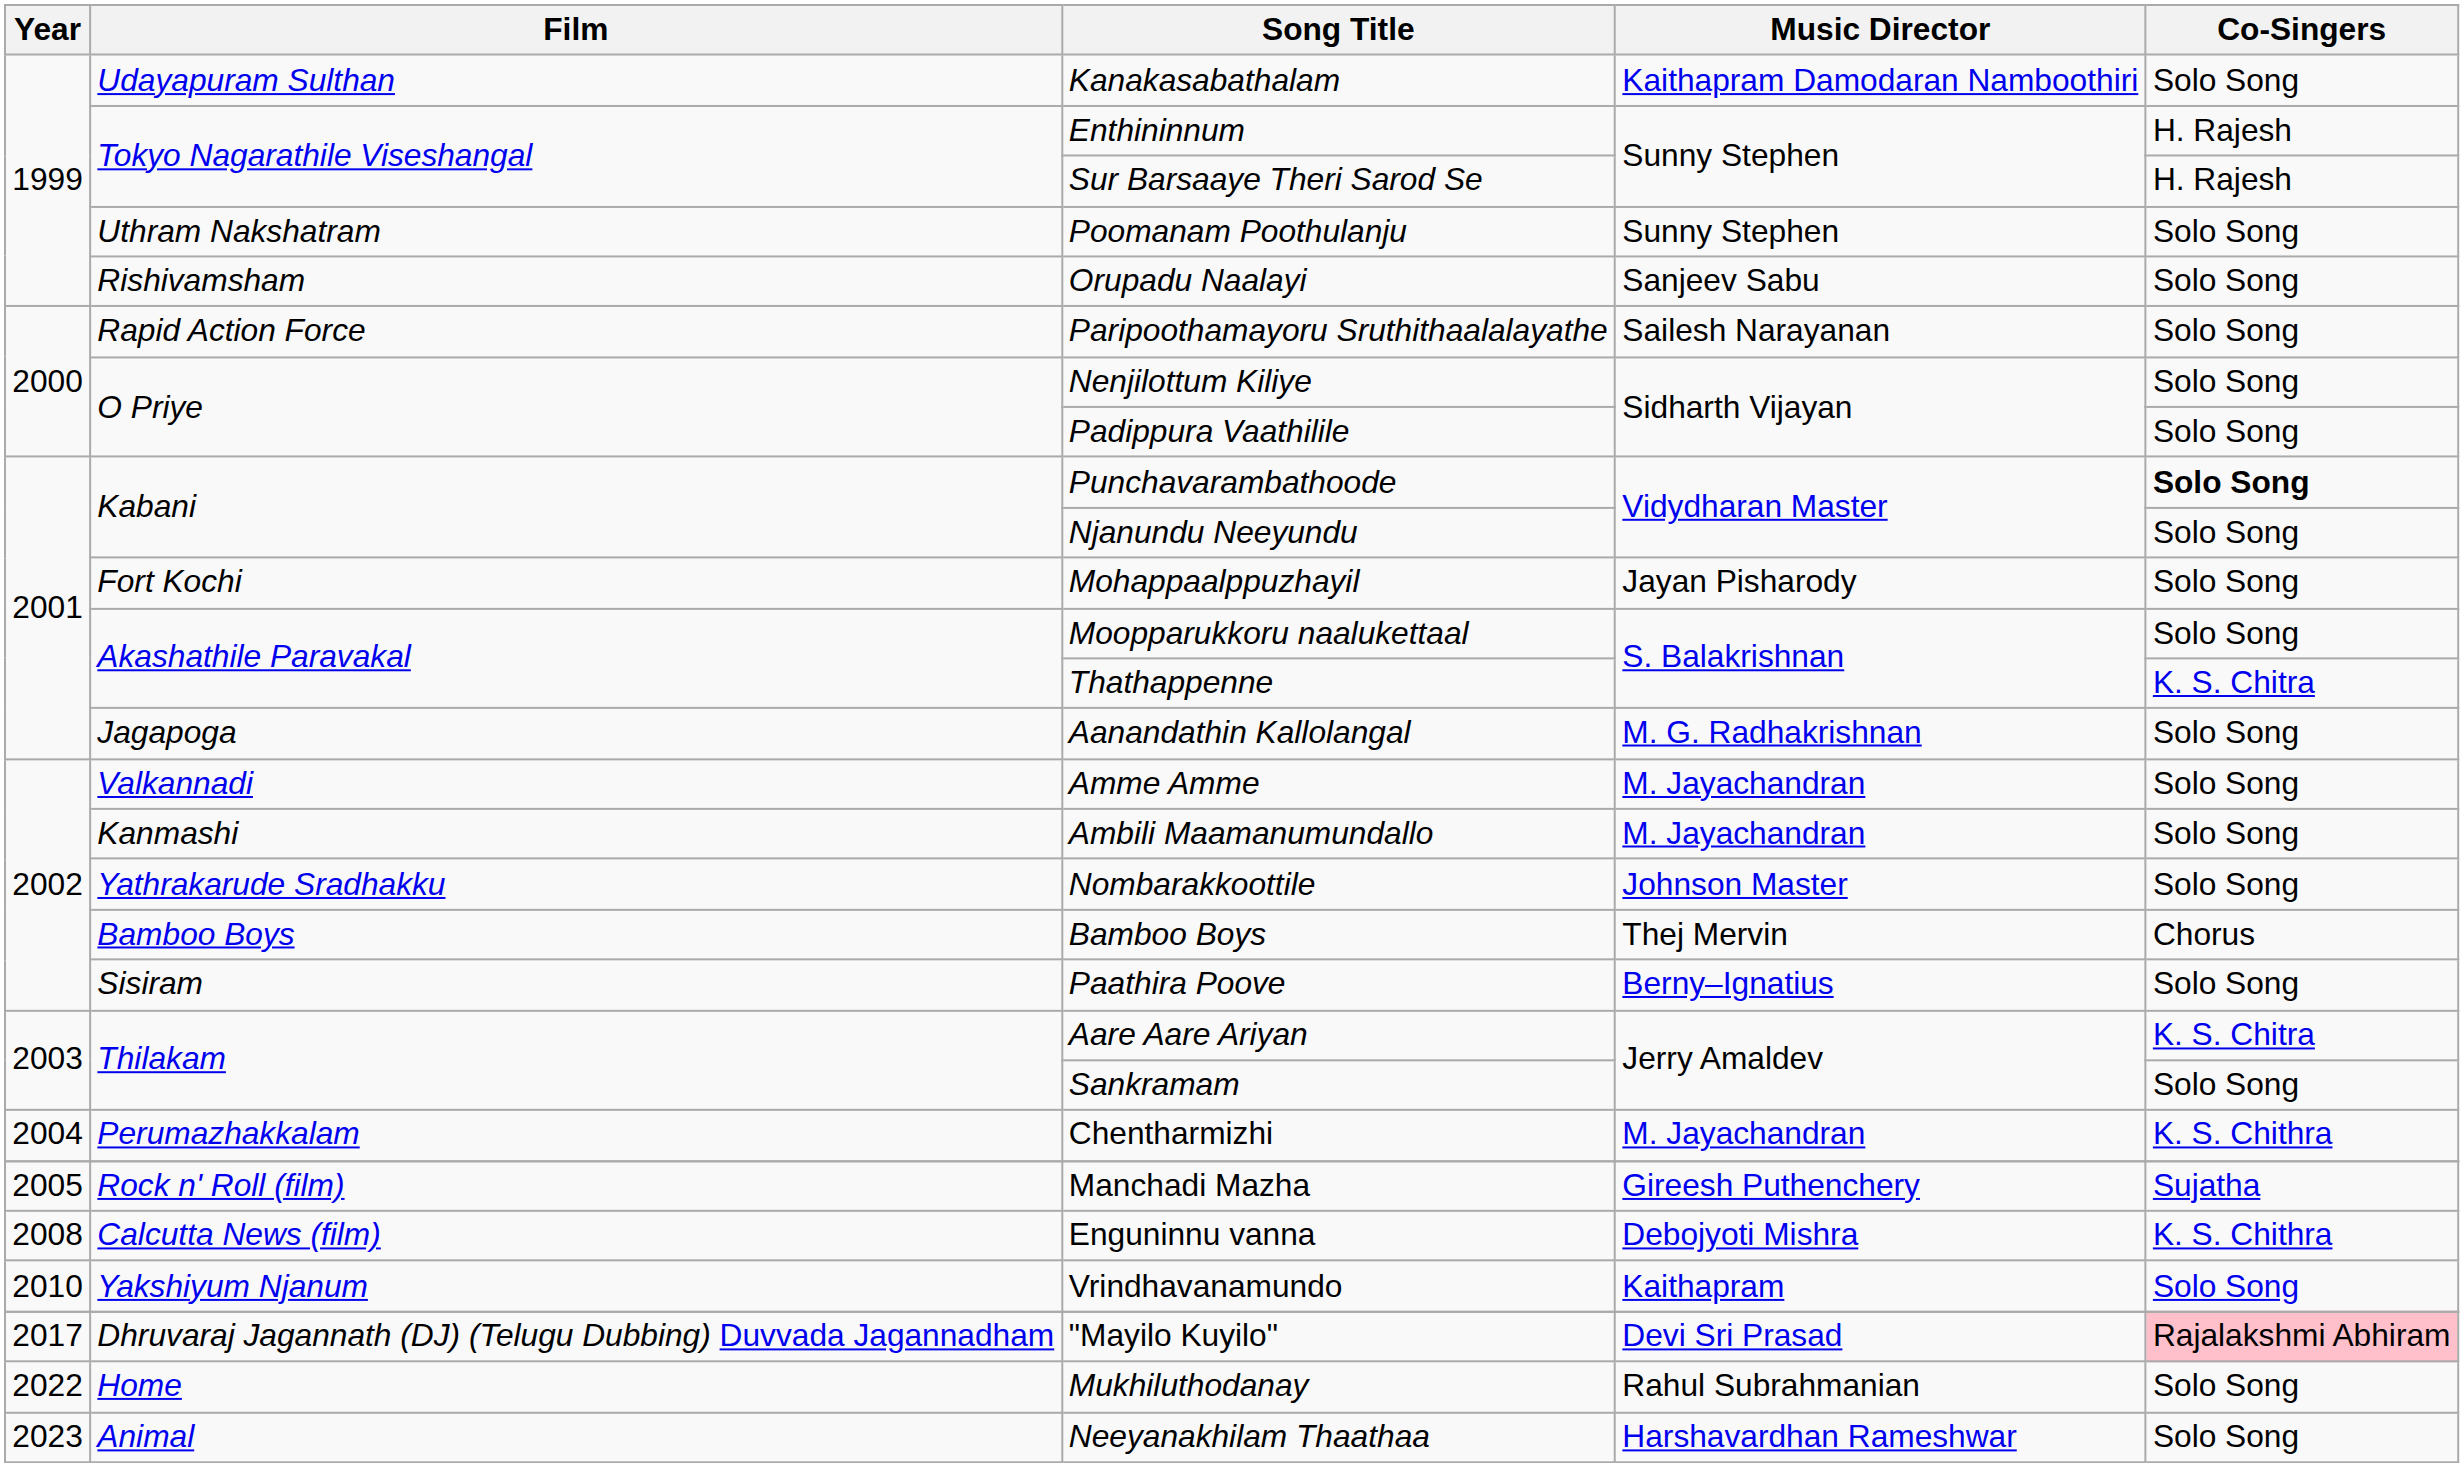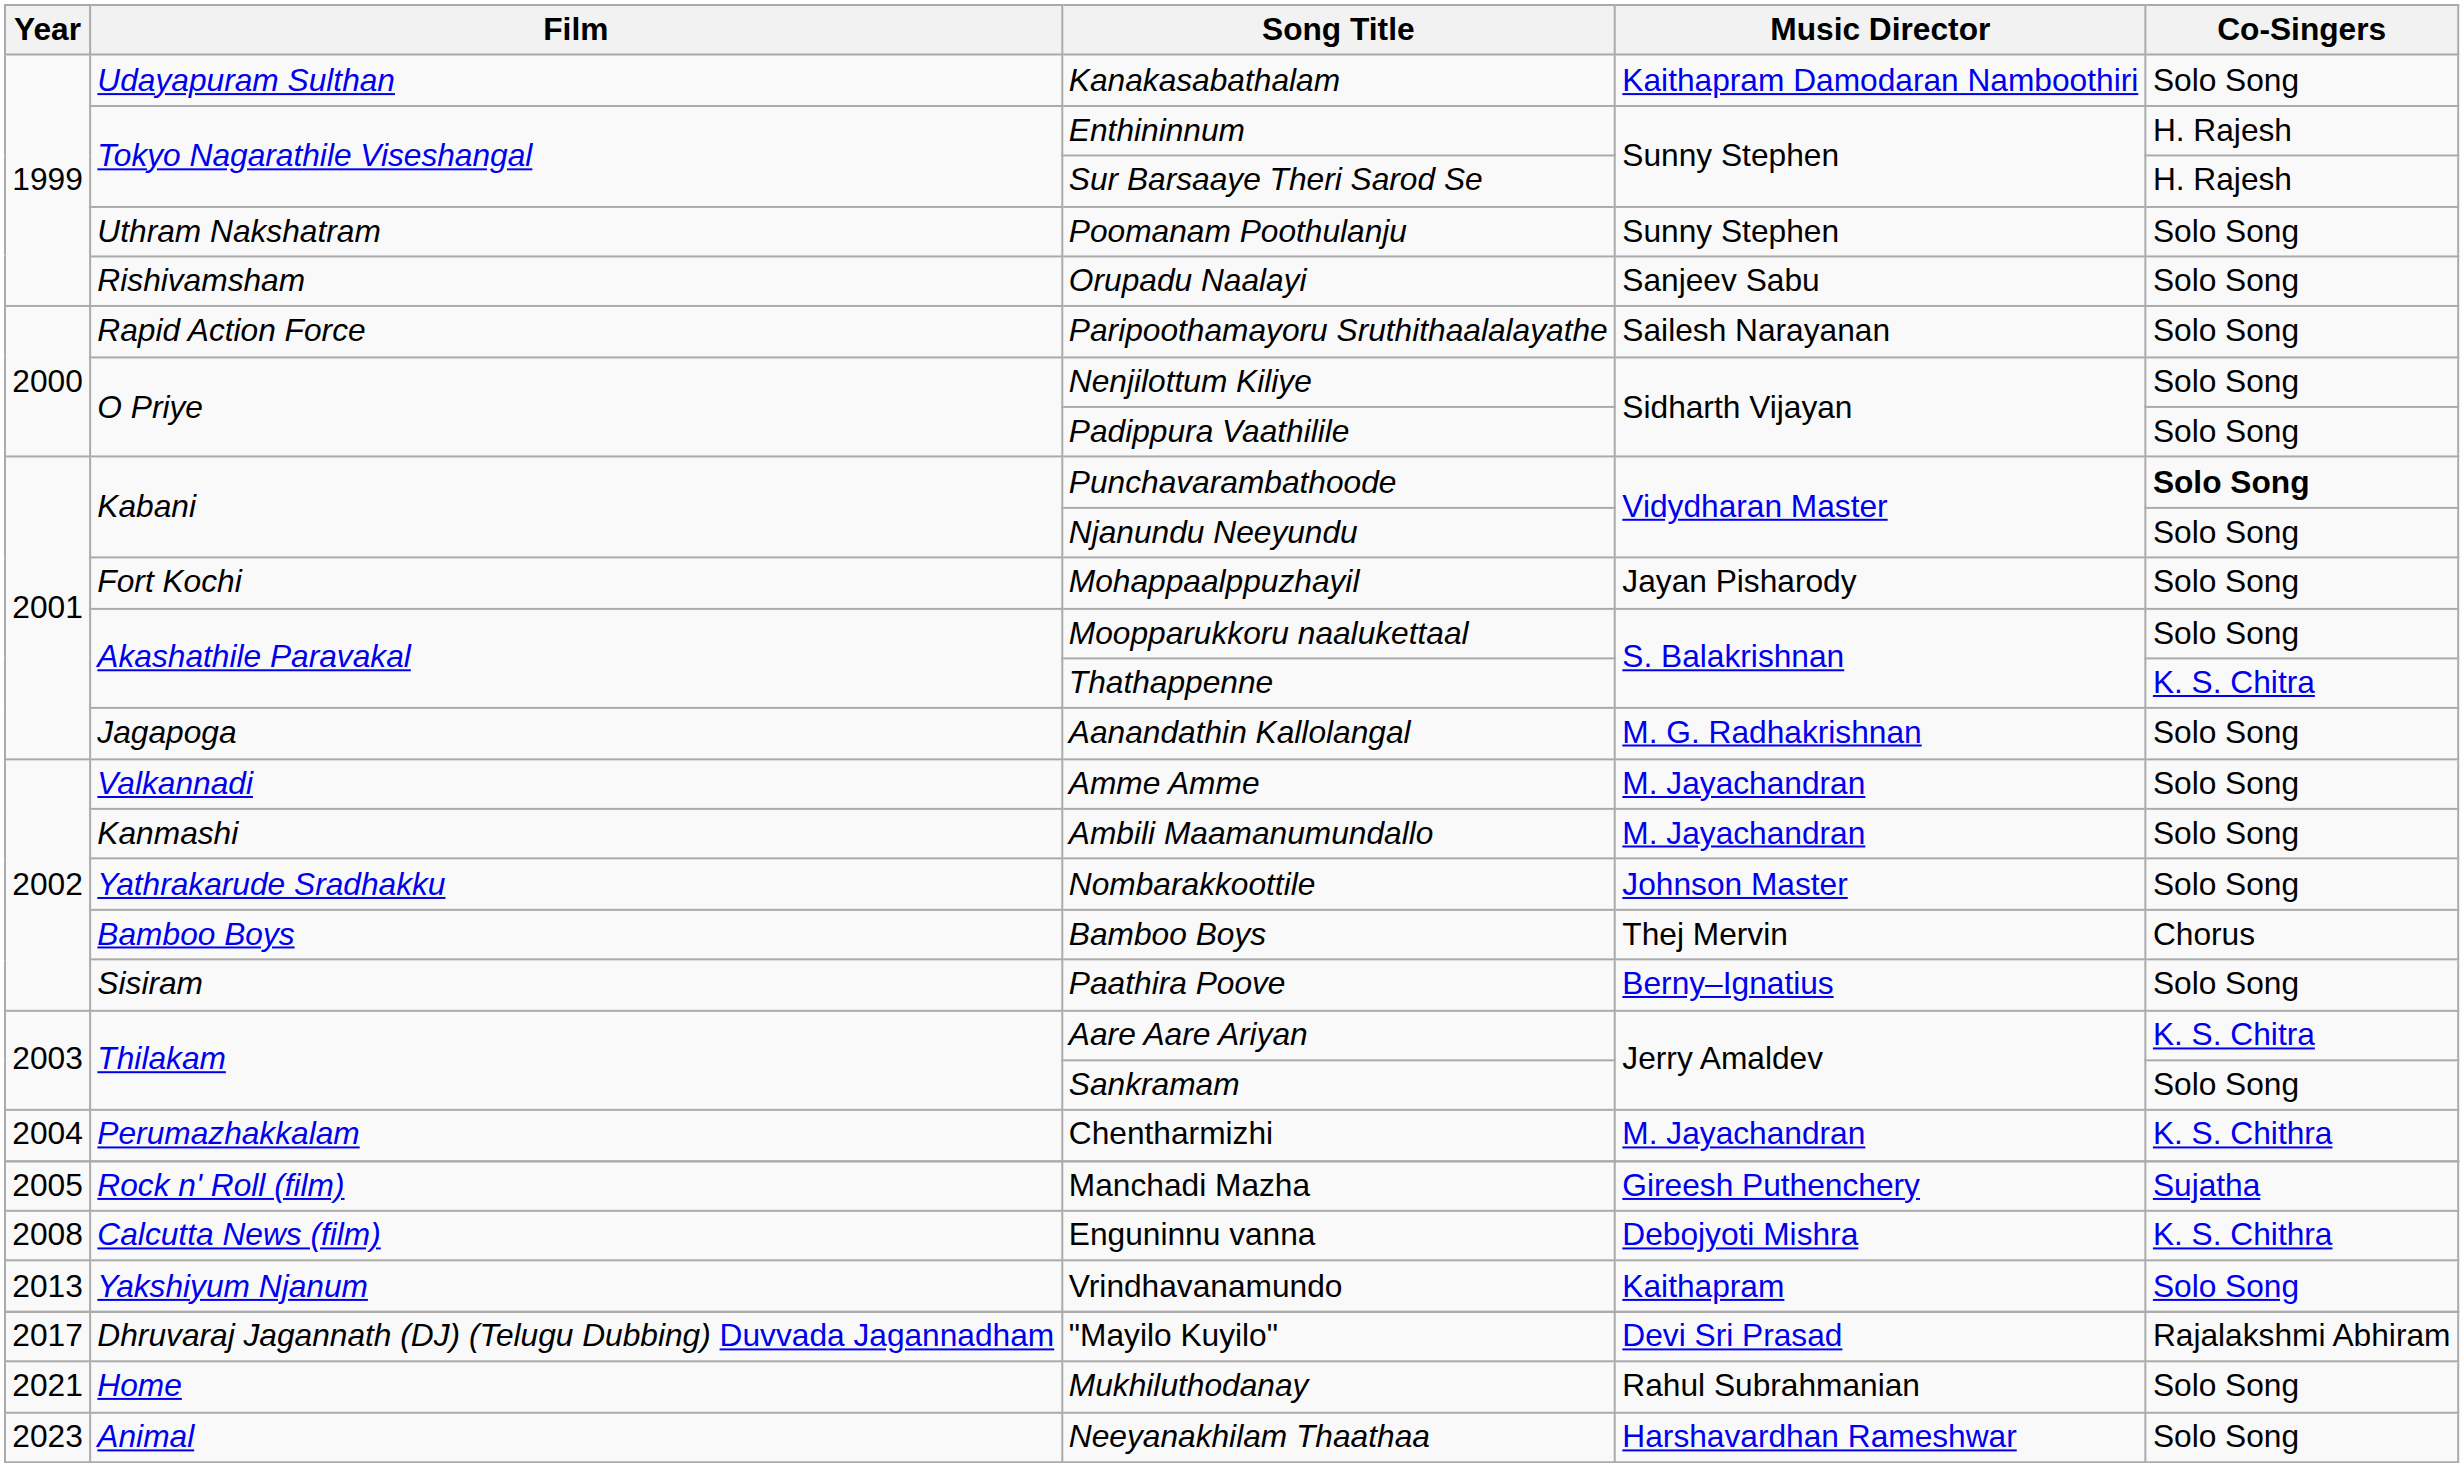(48, 1285) 2010 -> (48, 1285) 2013
(2302, 1335) pink background -> (2302, 1335) no background
(48, 1386) 2022 -> (48, 1386) 2021
